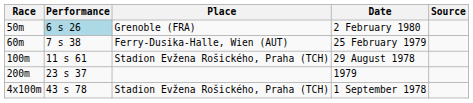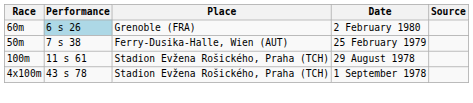(15, 28) 50m -> (15, 28) 60m
(15, 44) 60m -> (15, 44) 50m
- row: (345, 75)
